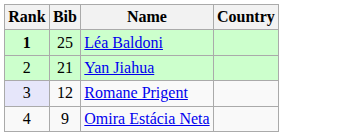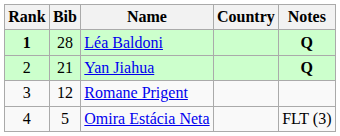+ column: (307, 17)
(65, 42) 25 -> (65, 42) 28
(27, 93) lavender background -> (27, 93) no background
(65, 118) 9 -> (65, 118) 5
